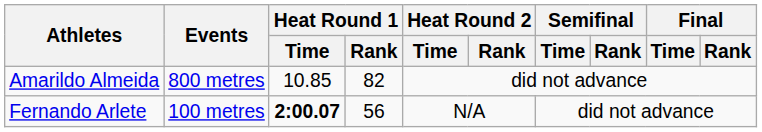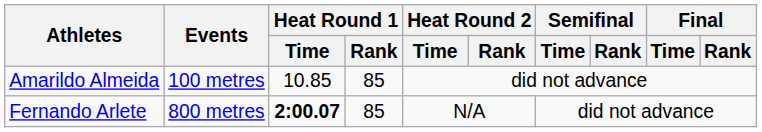(217, 81) 800 metres -> (217, 81) 100 metres
(374, 81) 82 -> (374, 81) 85
(217, 112) 100 metres -> (217, 112) 800 metres
(374, 112) 56 -> (374, 112) 85
